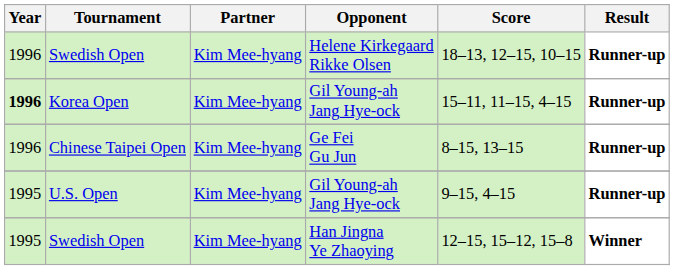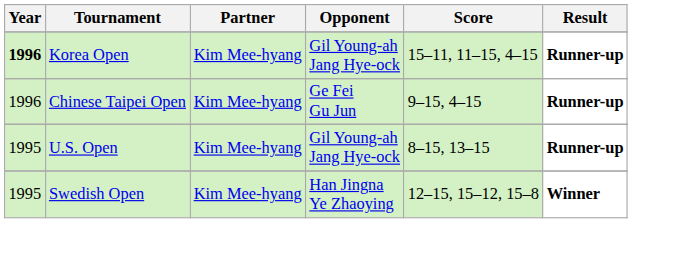- row: (97, 55)
(482, 148) 8–15, 13–15 -> (445, 101) 9–15, 4–15
(478, 194) 9–15, 4–15 -> (449, 148) 8–15, 13–15
